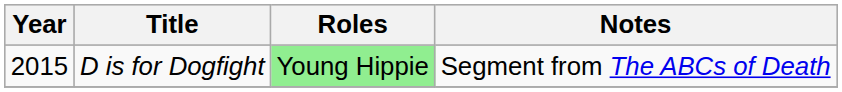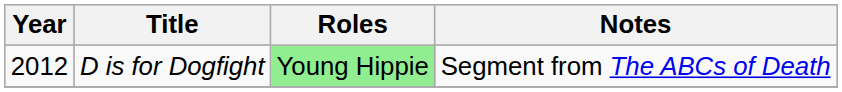(39, 65) 2015 -> (39, 65) 2012
